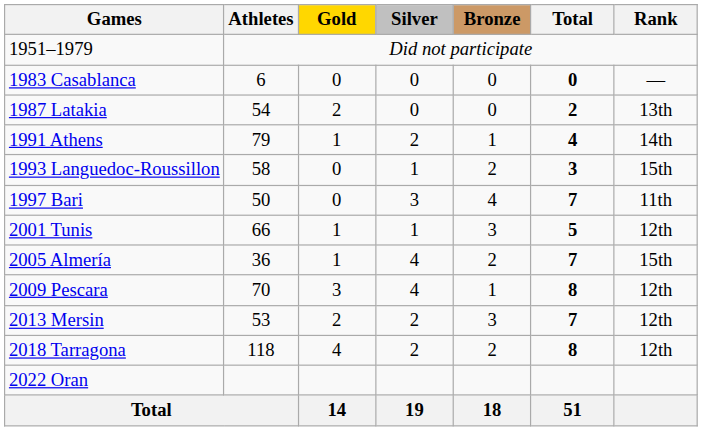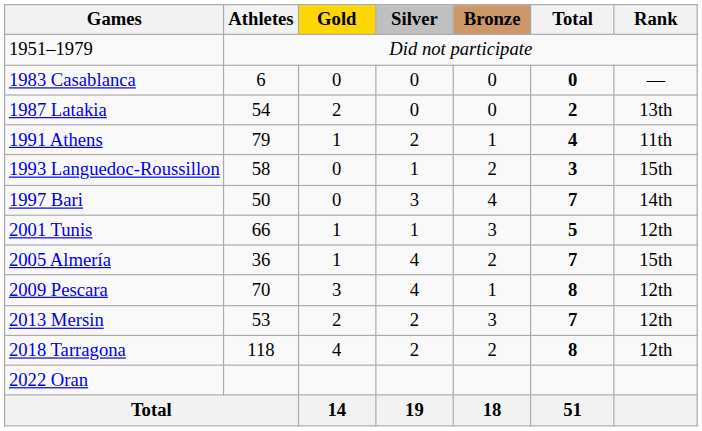(656, 139) 14th -> (656, 139) 11th
(656, 199) 11th -> (656, 199) 14th
